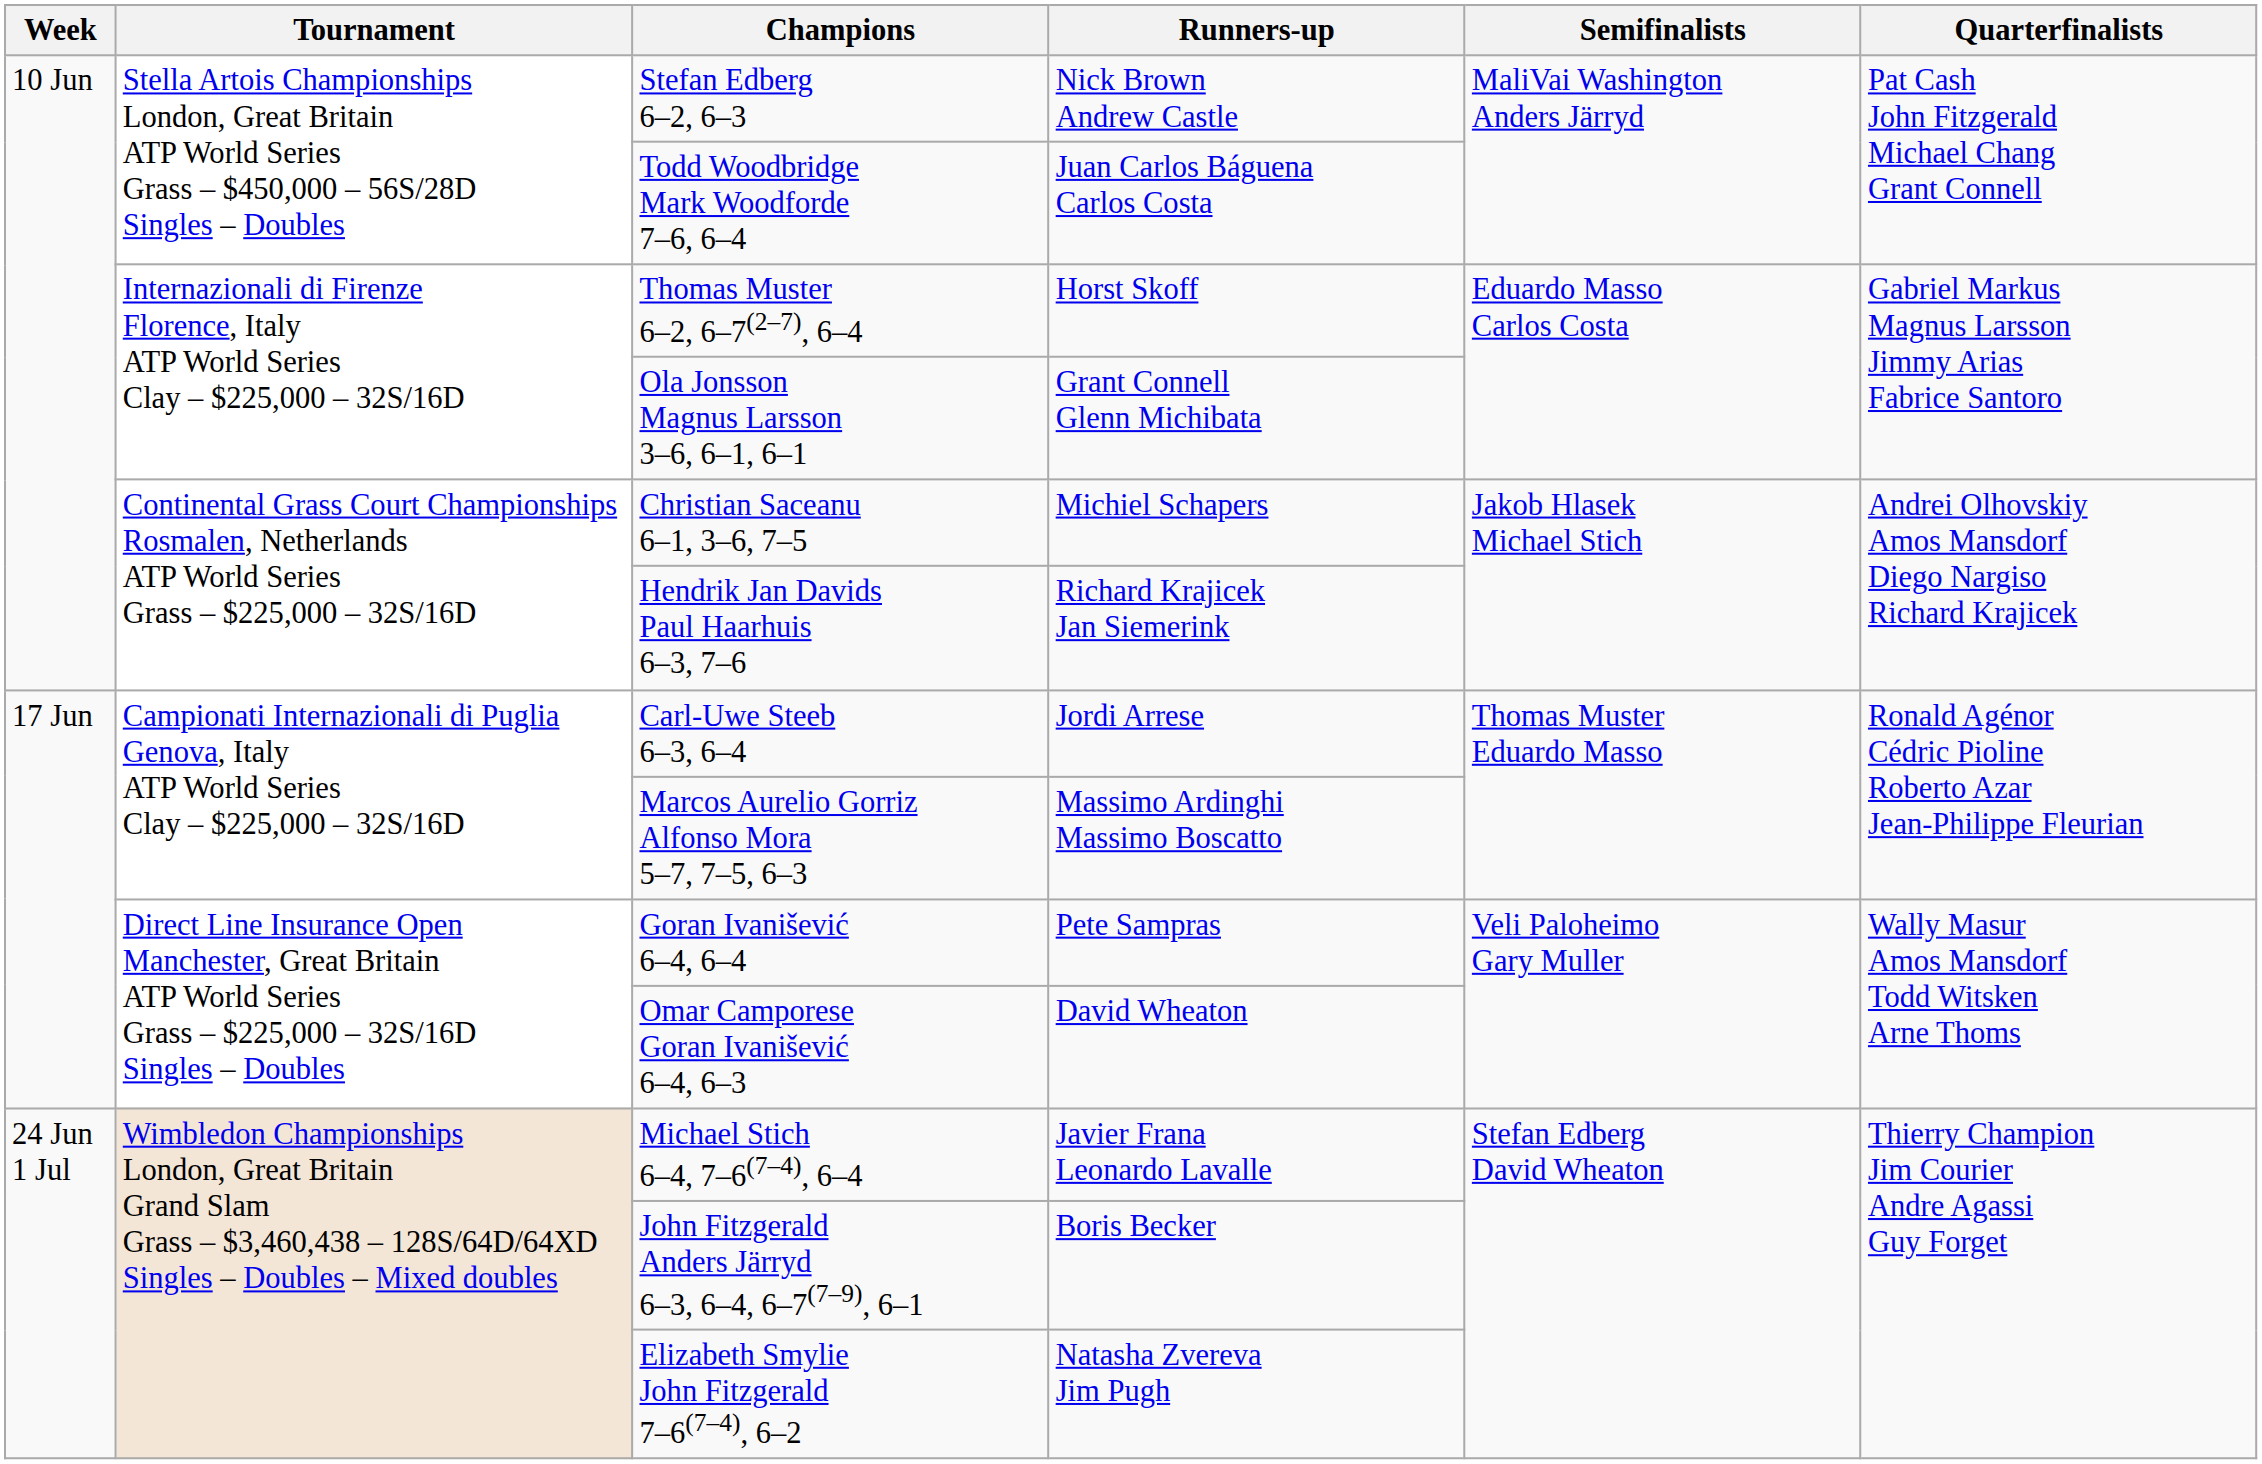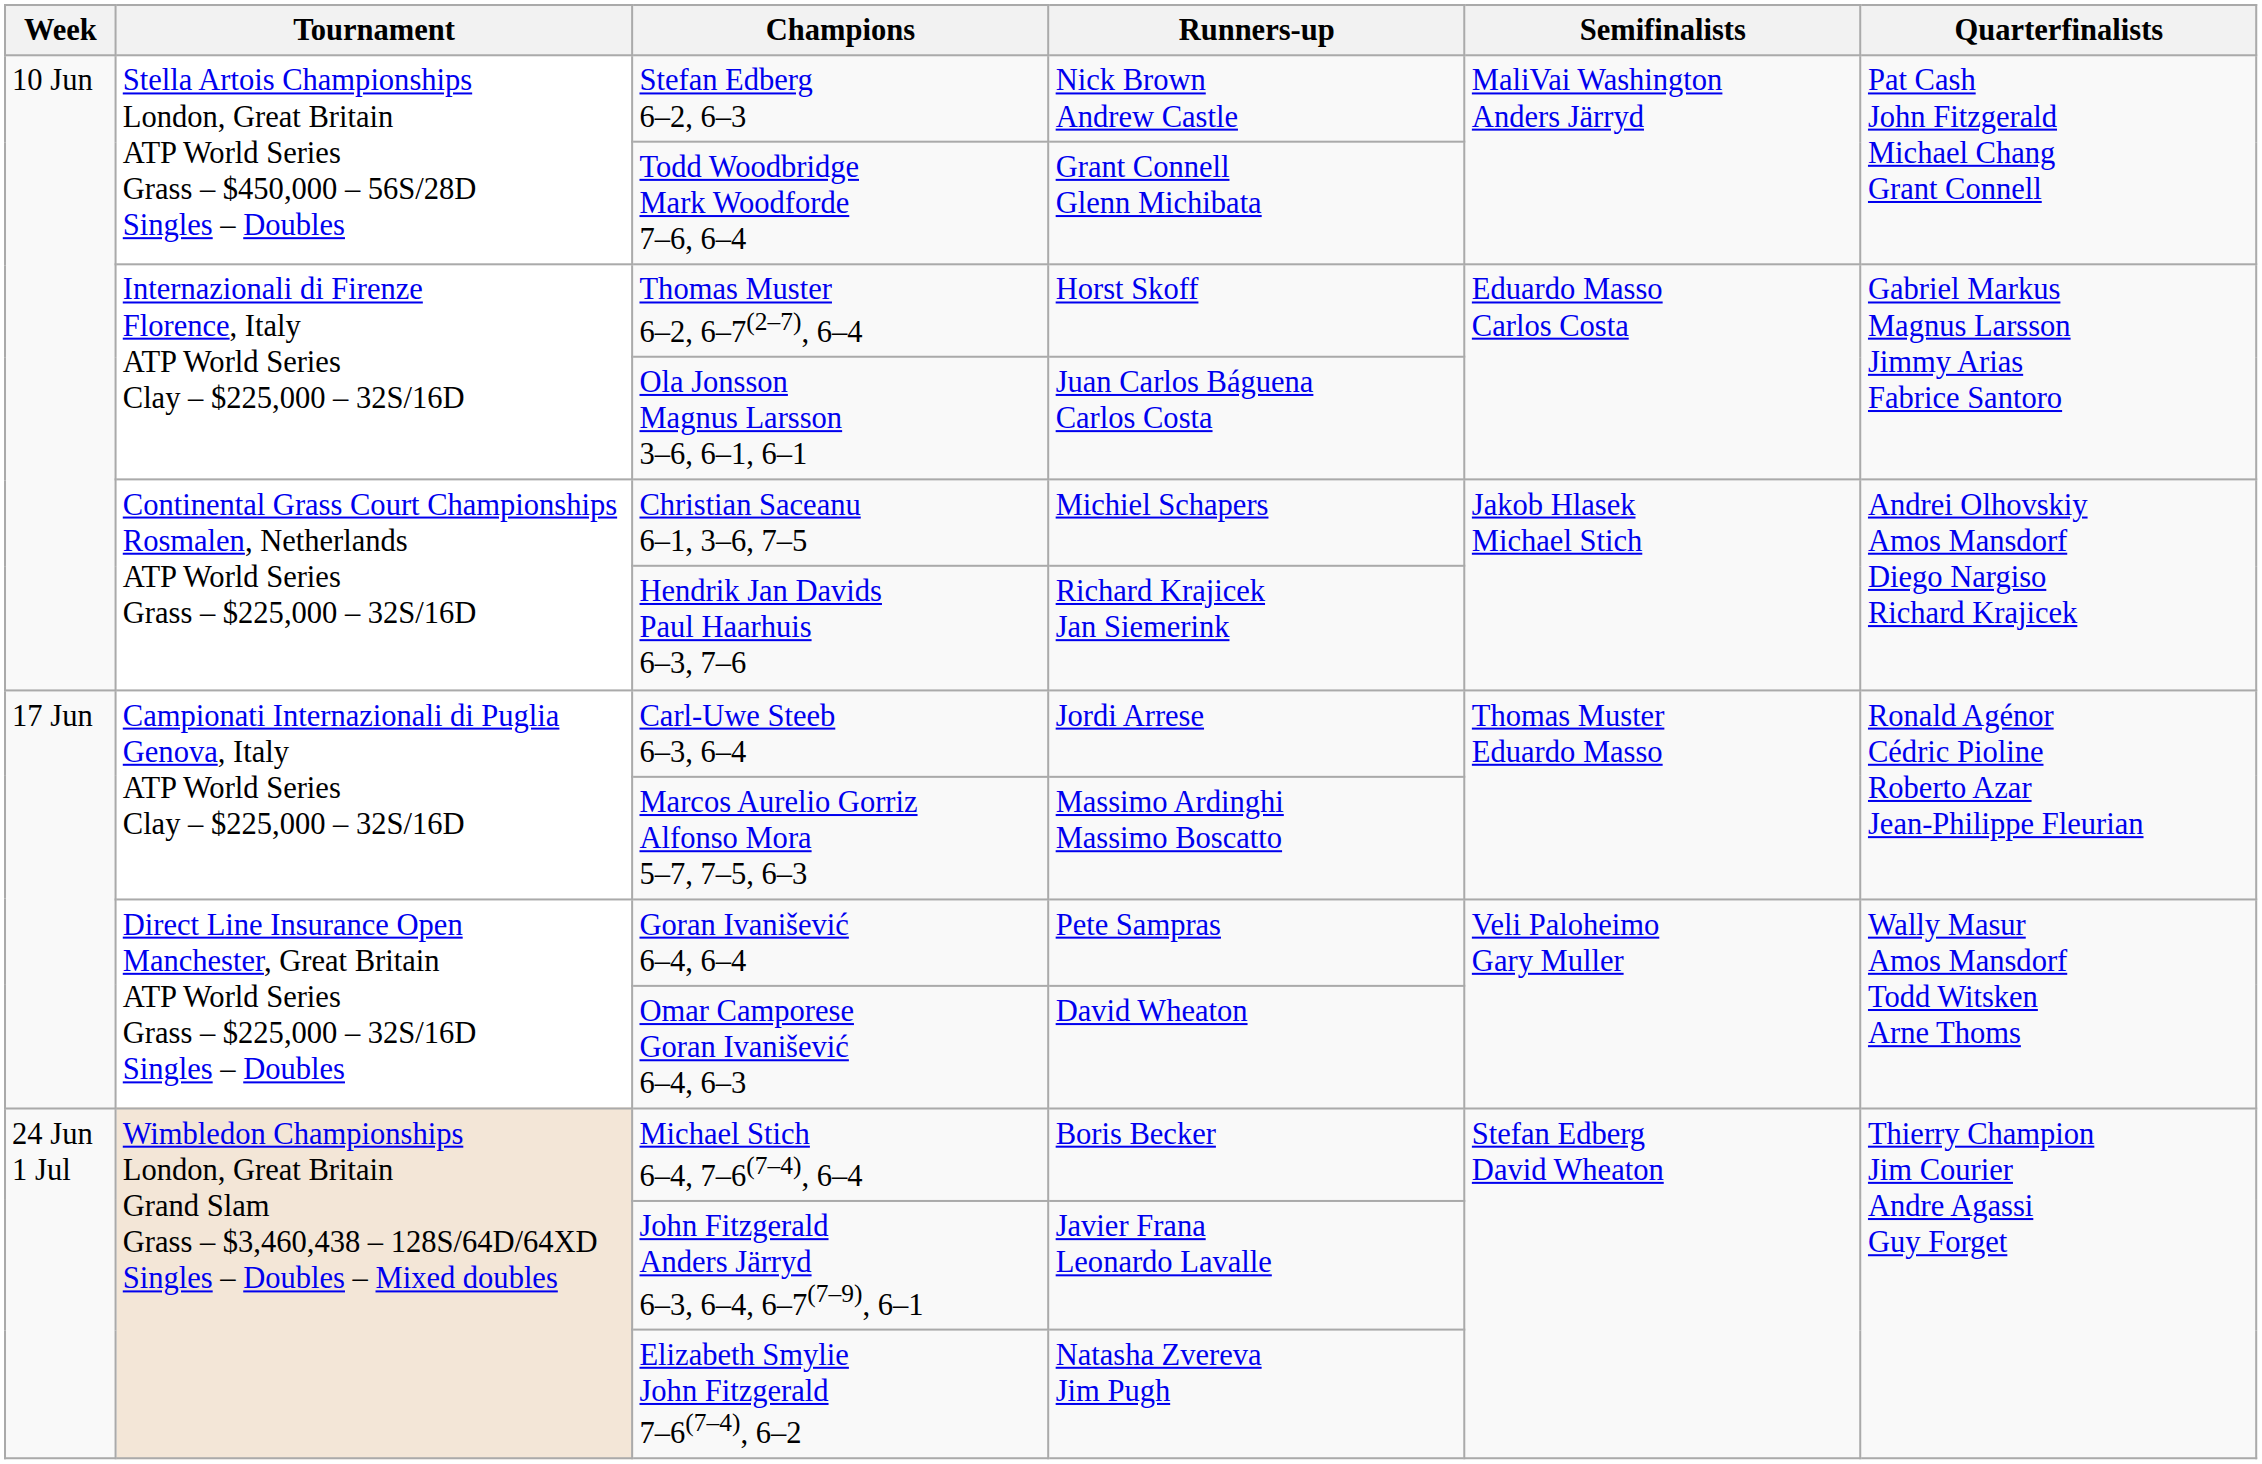(1185, 184) Juan Carlos Báguena Carlos Costa -> (1159, 184) Grant Connell Glenn Michibata
(1159, 400) Grant Connell Glenn Michibata -> (1185, 400) Juan Carlos Báguena Carlos Costa
(1164, 1150) Javier Frana Leonardo Lavalle -> (1136, 1132) Boris Becker
(1136, 1225) Boris Becker -> (1164, 1243) Javier Frana Leonardo Lavalle
